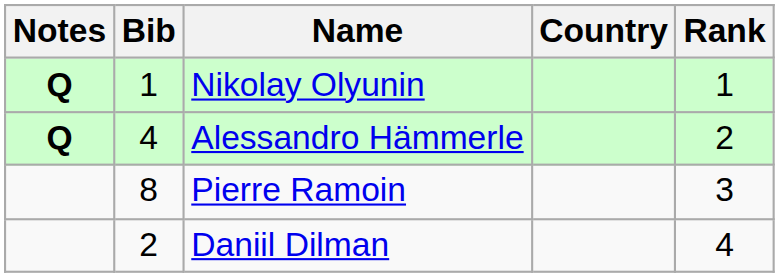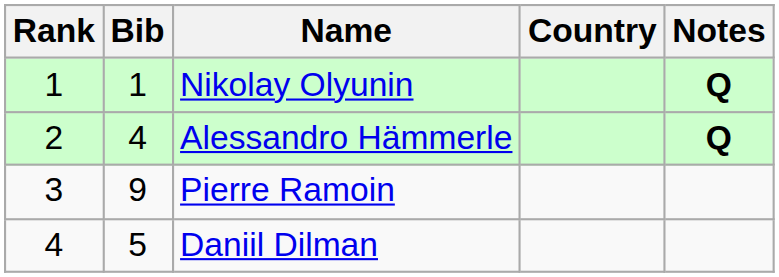columns swapped: (724, 31) <-> (59, 31)
(149, 191) 8 -> (138, 191) 9
(149, 244) 2 -> (138, 244) 5
